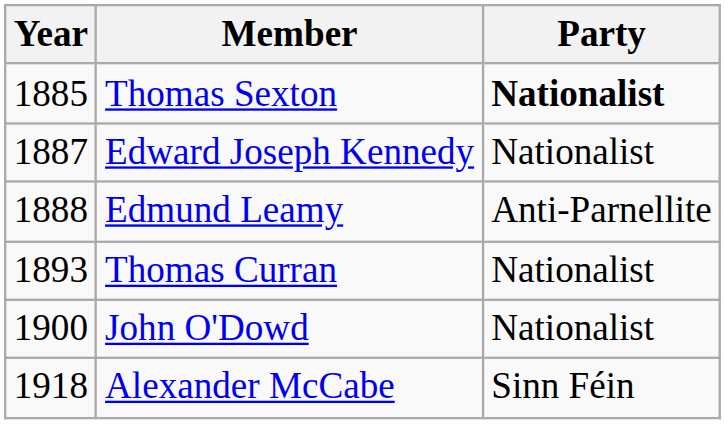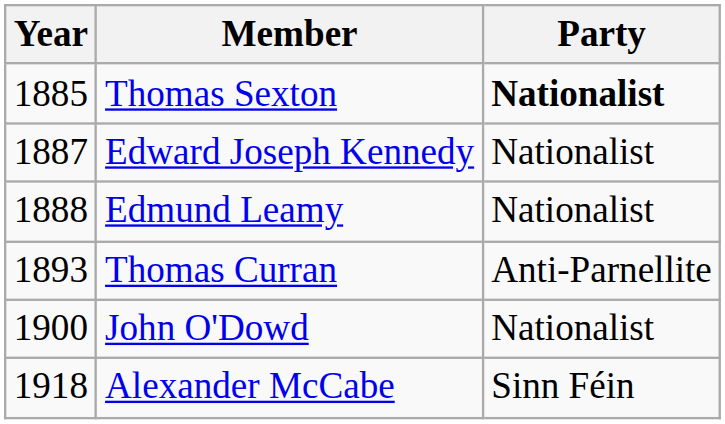(602, 210) Anti-Parnellite -> (573, 210) Nationalist
(573, 269) Nationalist -> (602, 269) Anti-Parnellite
